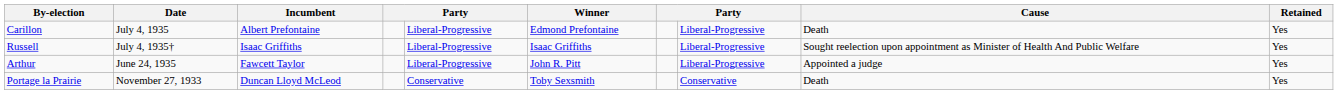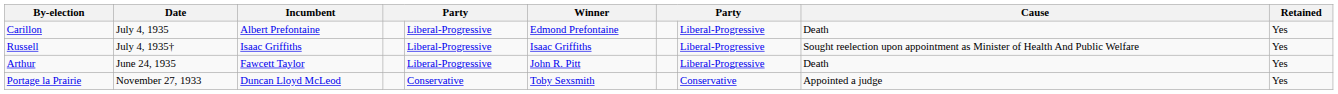(843, 64) Appointed a judge -> (816, 64) Death
(816, 81) Death -> (843, 81) Appointed a judge
